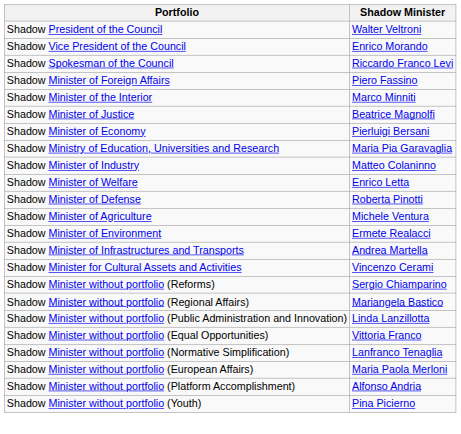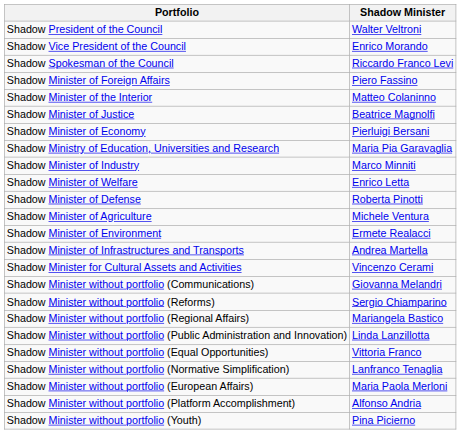(384, 98) Marco Minniti -> (394, 98) Matteo Colaninno
(394, 166) Matteo Colaninno -> (384, 166) Marco Minniti
+ row: (130, 285)
